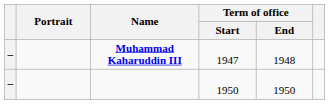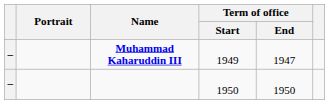(227, 60) 1947 -> (227, 60) 1949
(284, 60) 1948 -> (284, 60) 1947
